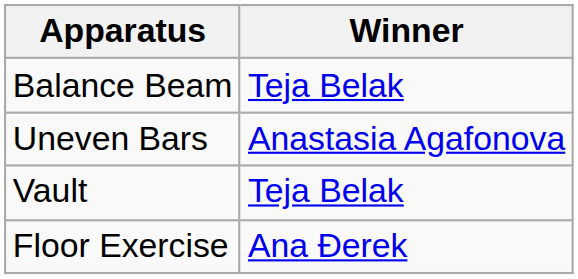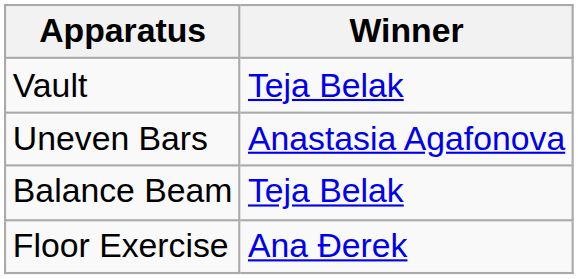rows swapped: (50, 191) <-> (123, 84)
